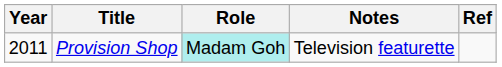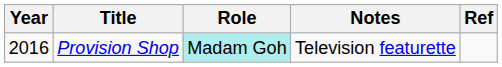(28, 47) 2011 -> (29, 47) 2016
